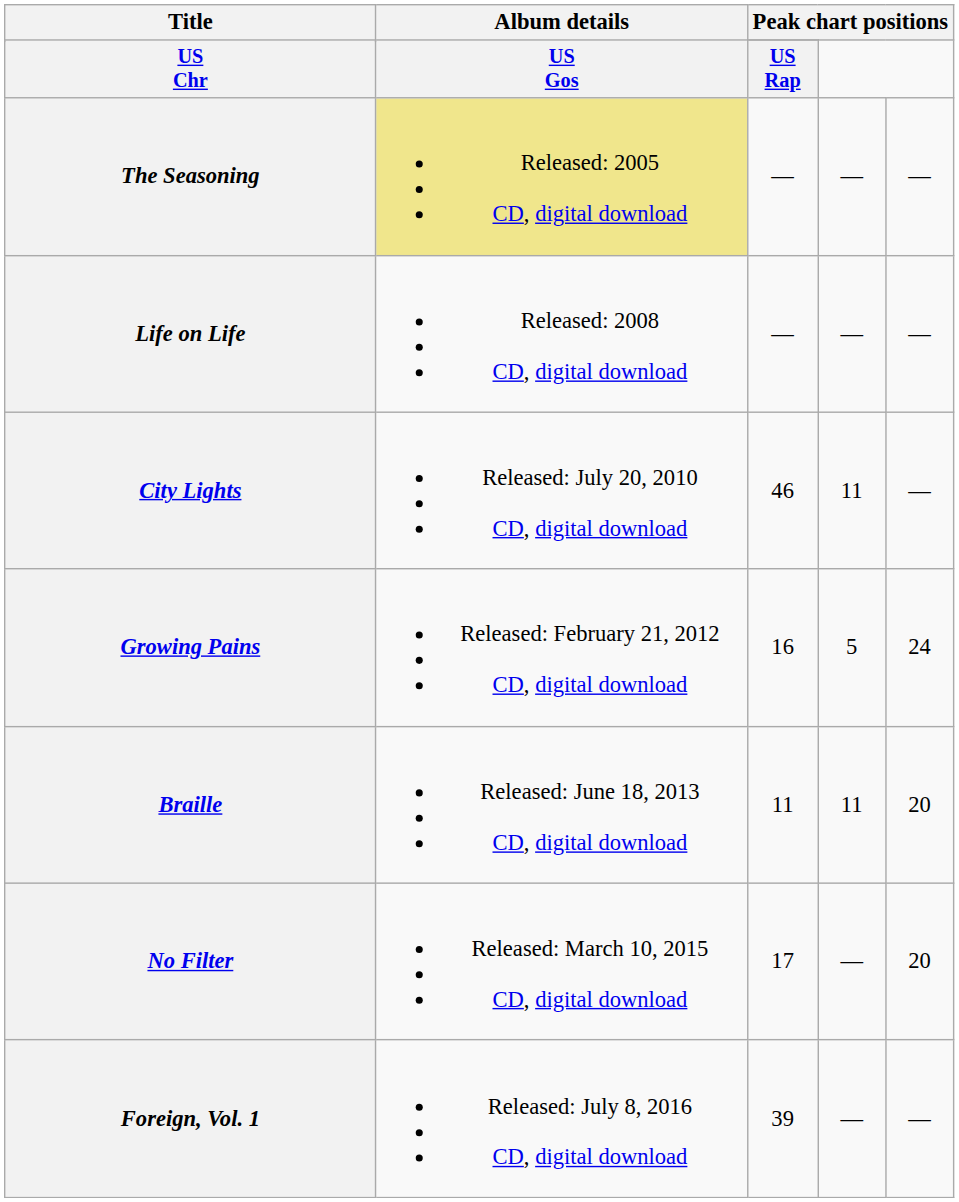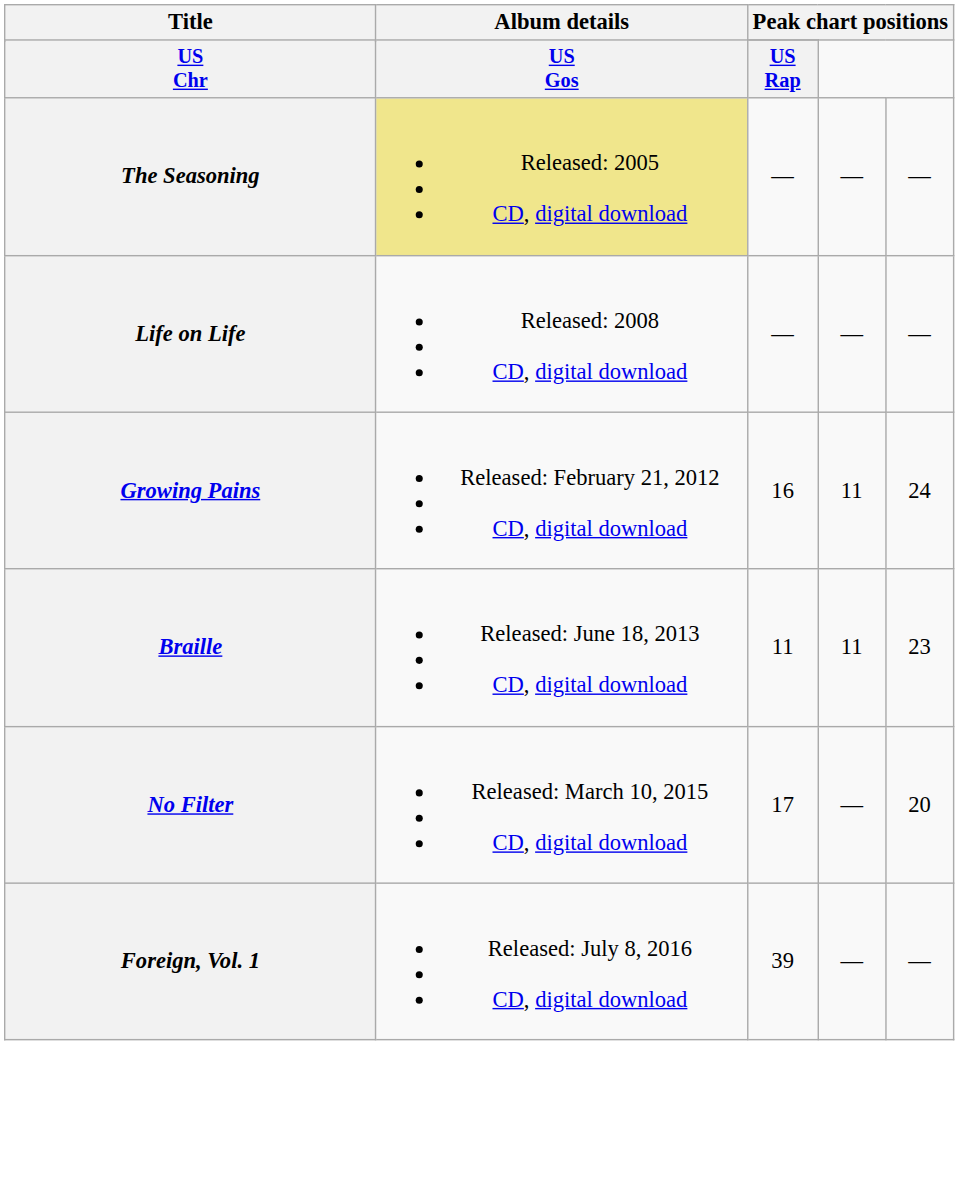- row: (190, 490)
(852, 647) 5 -> (852, 490) 11
(919, 804) 20 -> (919, 647) 23
